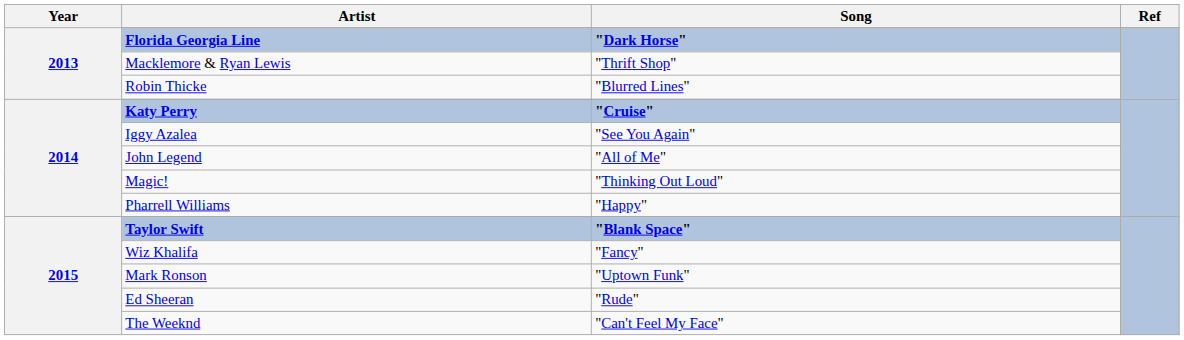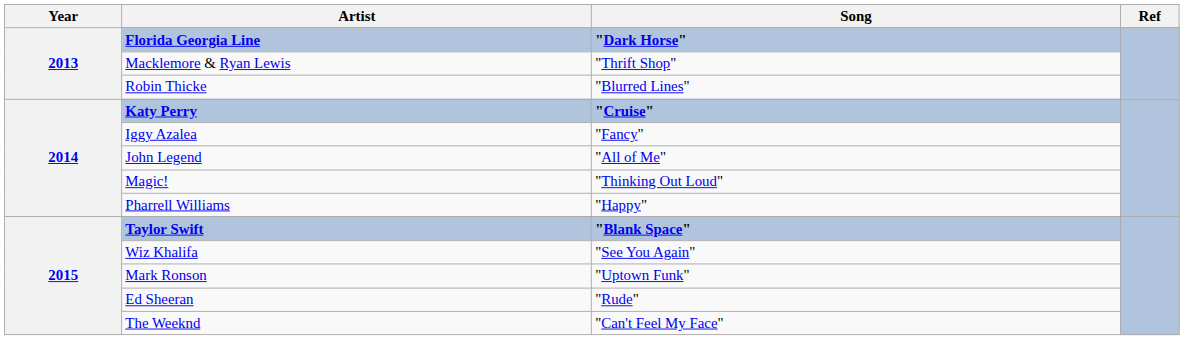(645, 134) "See You Again" -> (619, 134) "Fancy"
(619, 252) "Fancy" -> (645, 252) "See You Again"
